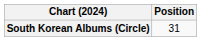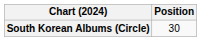(174, 28) 31 -> (174, 28) 30
